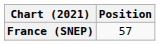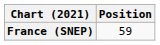(125, 31) 57 -> (125, 31) 59
